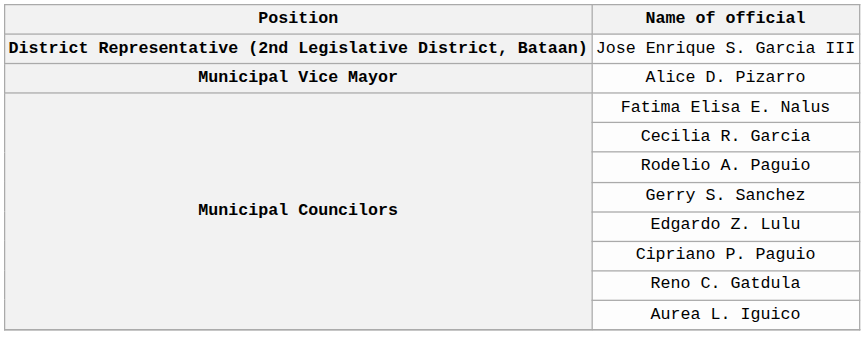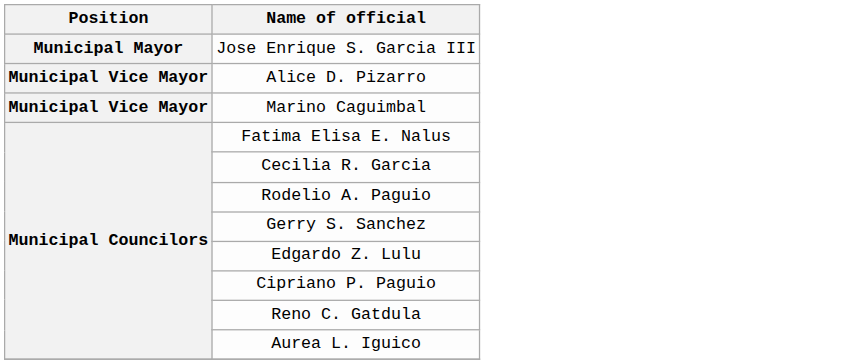(298, 48) District Representative (2nd Legislative District, Bataan) -> (108, 48) Municipal Mayor
+ row: (346, 107)
